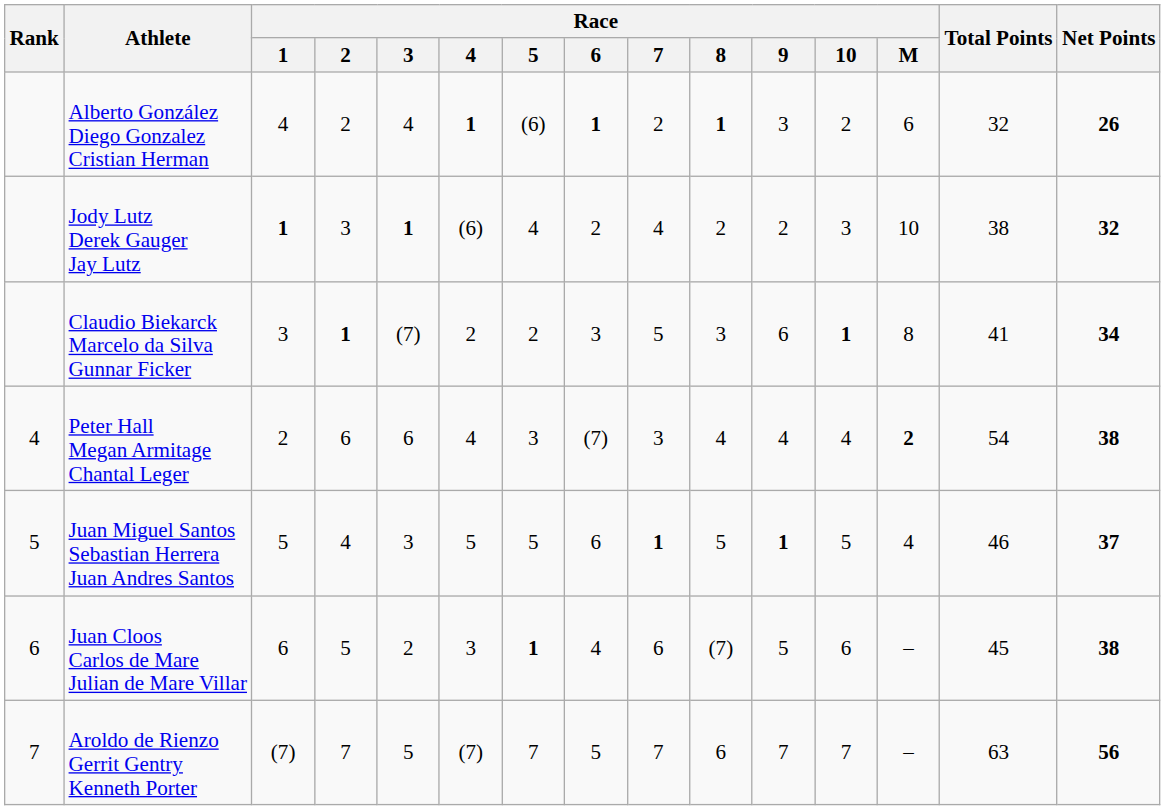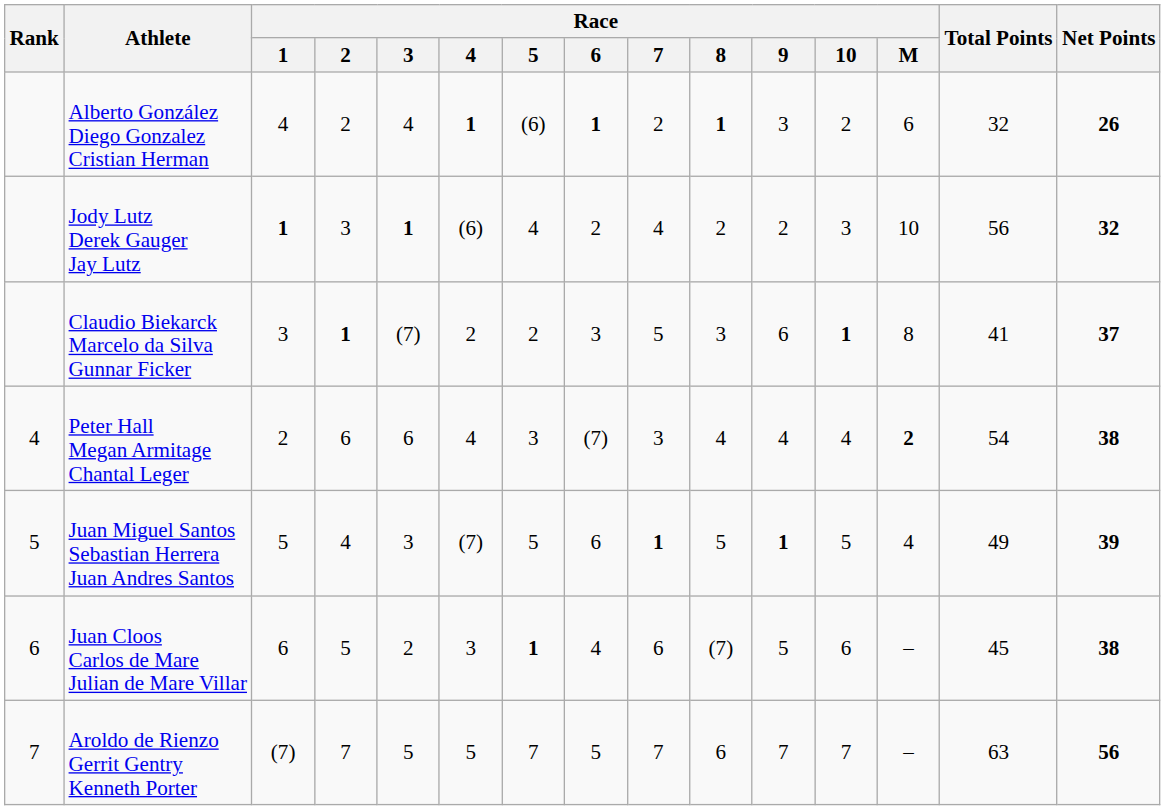(998, 228) 38 -> (998, 228) 56
(1109, 333) 34 -> (1109, 333) 37
(471, 542) 5 -> (471, 542) (7)
(998, 542) 46 -> (998, 542) 49
(1109, 542) 37 -> (1109, 542) 39
(471, 752) (7) -> (471, 752) 5
